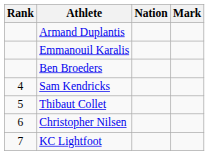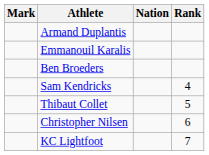columns swapped: (20, 13) <-> (187, 13)
